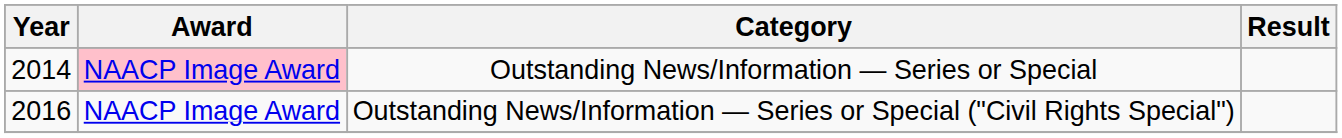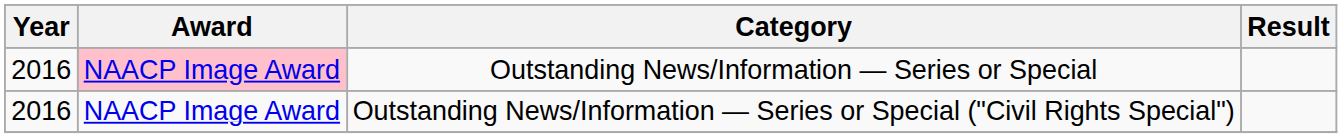(41, 69) 2014 -> (41, 69) 2016
